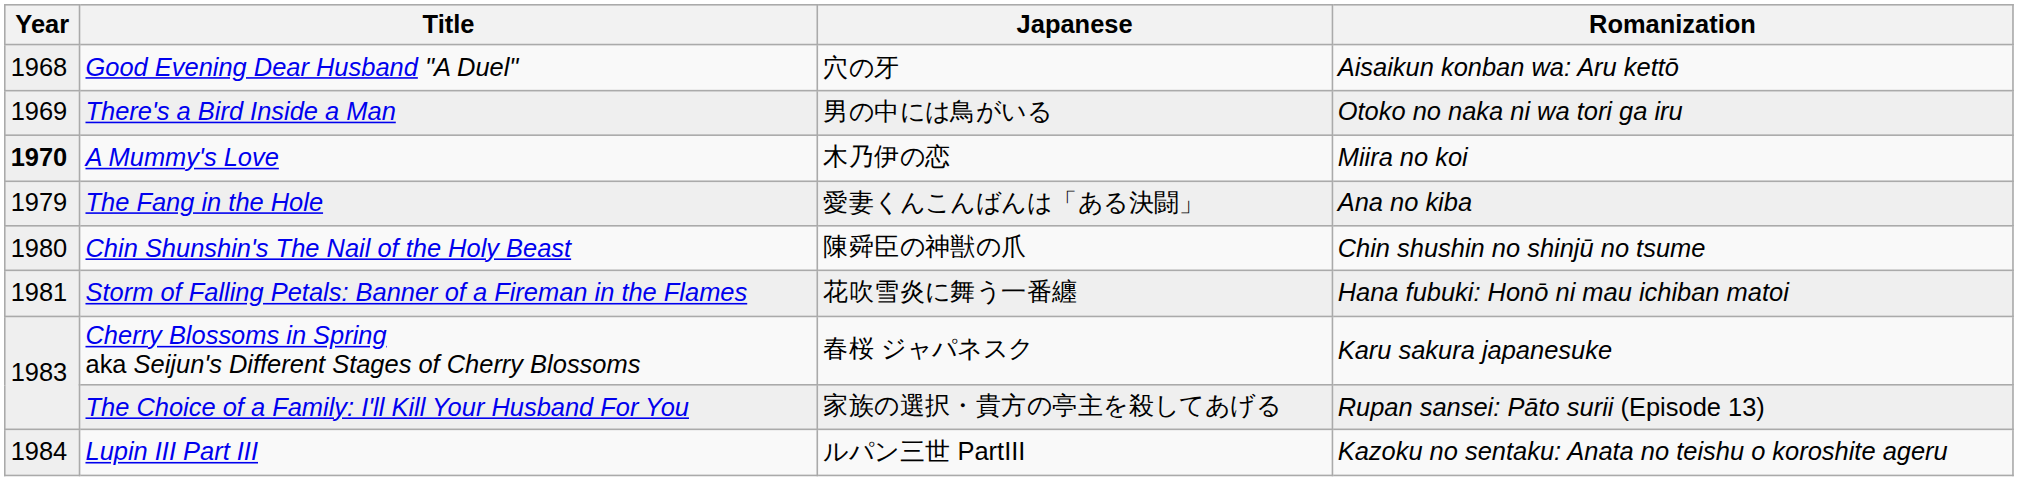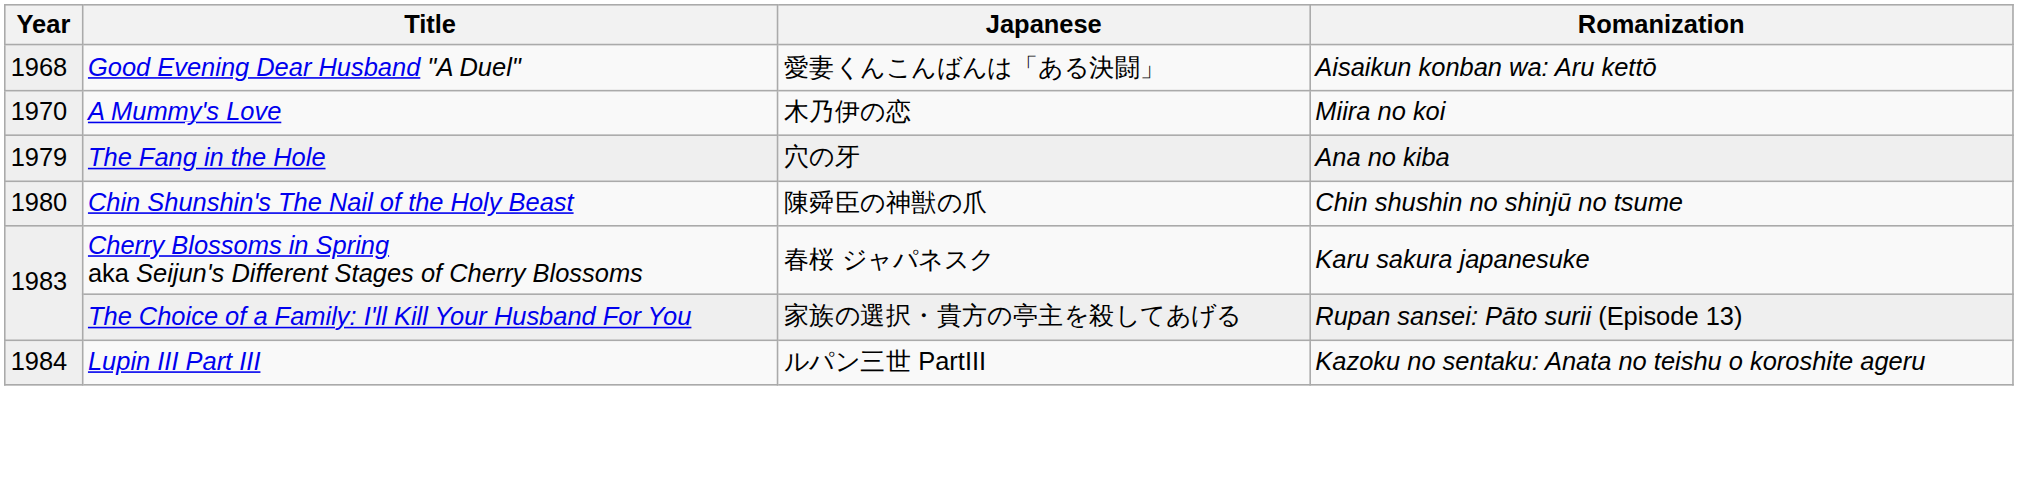(861, 66) 穴の牙 -> (975, 66) 愛妻くんこんばんは「ある決闘」
- row: (241, 112)
(39, 157) bold -> (39, 112) normal
(1014, 201) 愛妻くんこんばんは「ある決闘」 -> (822, 156) 穴の牙
- row: (416, 292)
